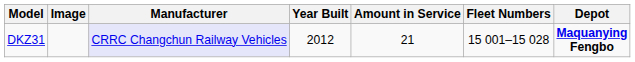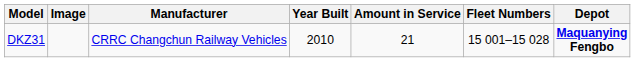(189, 40) lavender background -> (189, 40) no background
(320, 40) 2012 -> (320, 40) 2010
